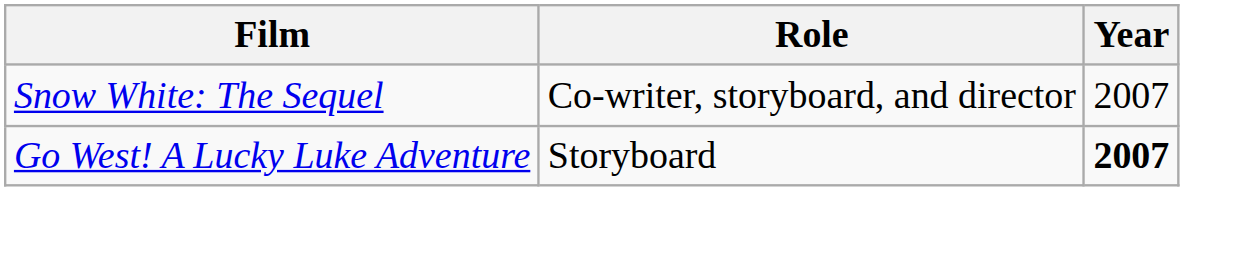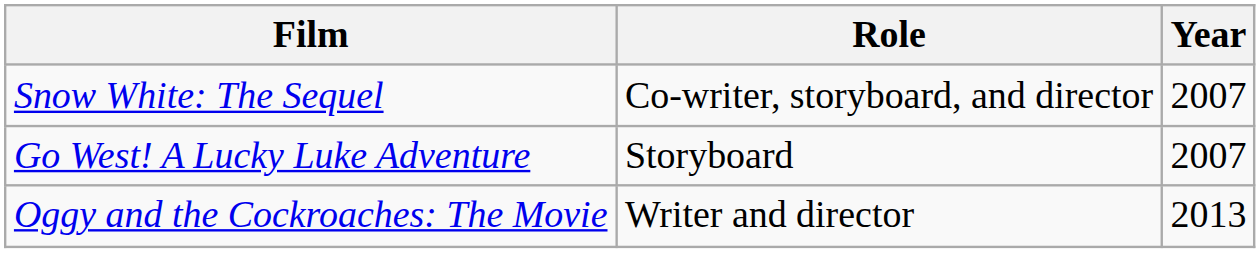(1131, 154) bold -> (1209, 154) normal
+ row: (311, 214)
